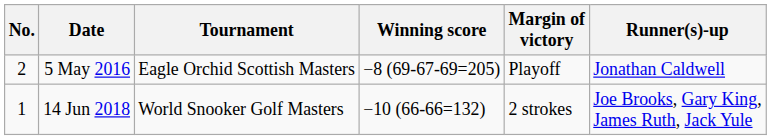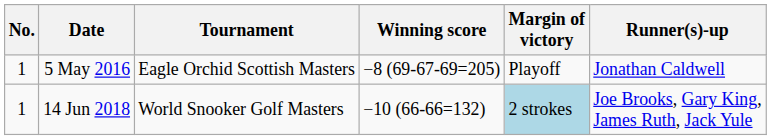(22, 69) 2 -> (22, 69) 1
(540, 109) no background -> (540, 109) lightblue background
